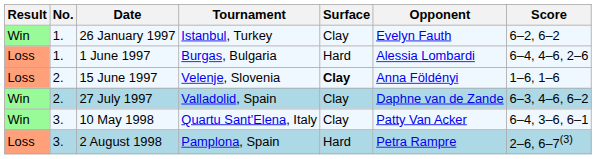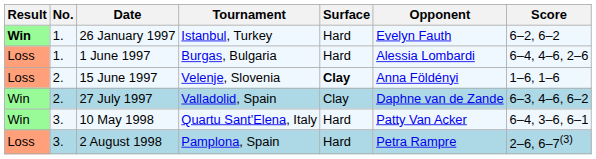(18, 35) normal -> (19, 35) bold
(336, 35) Clay -> (337, 35) Hard
(336, 118) Clay -> (337, 118) Hard
